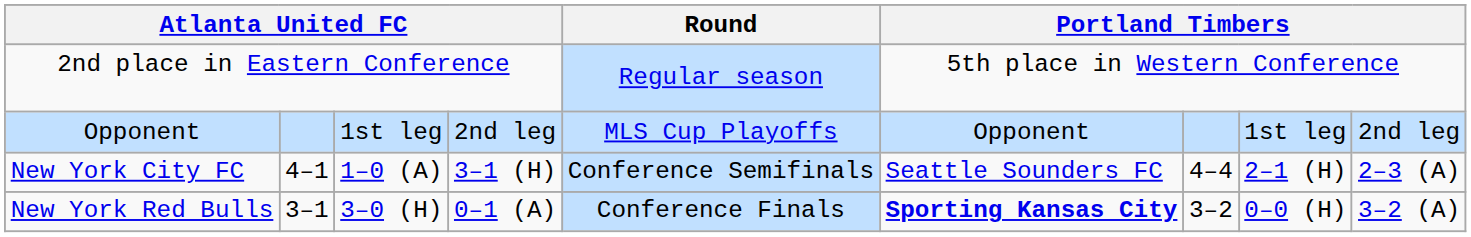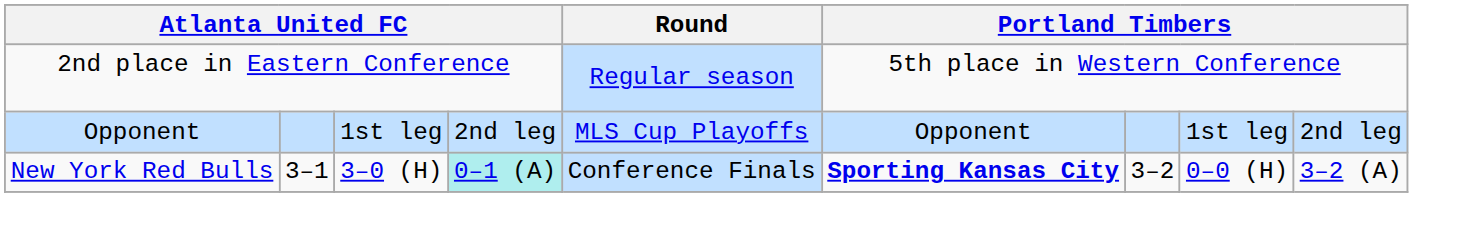- row: (127, 172)
(505, 211) no background -> (505, 172) paleturquoise background
